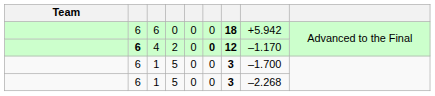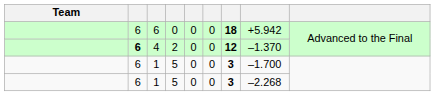(212, 47) bold -> (212, 47) normal
(265, 47) –1.170 -> (265, 47) –1.370
